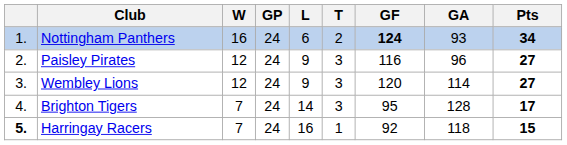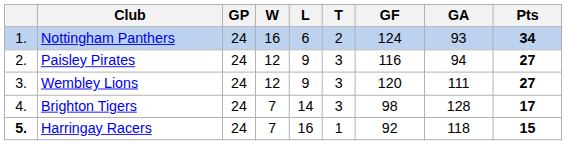columns swapped: (272, 15) <-> (239, 15)
(390, 38) bold -> (390, 38) normal
(459, 60) 96 -> (459, 60) 94
(459, 83) 114 -> (459, 83) 111
(390, 106) 95 -> (390, 106) 98
